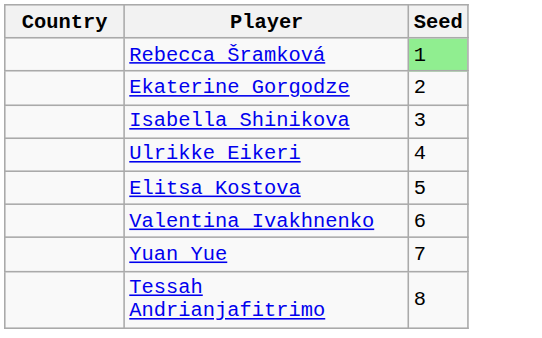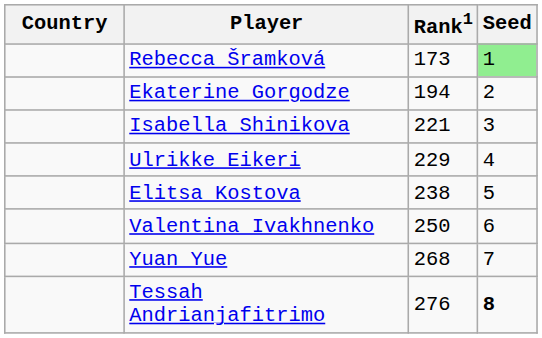+ column: (443, 24)
(420, 299) normal -> (489, 305) bold
